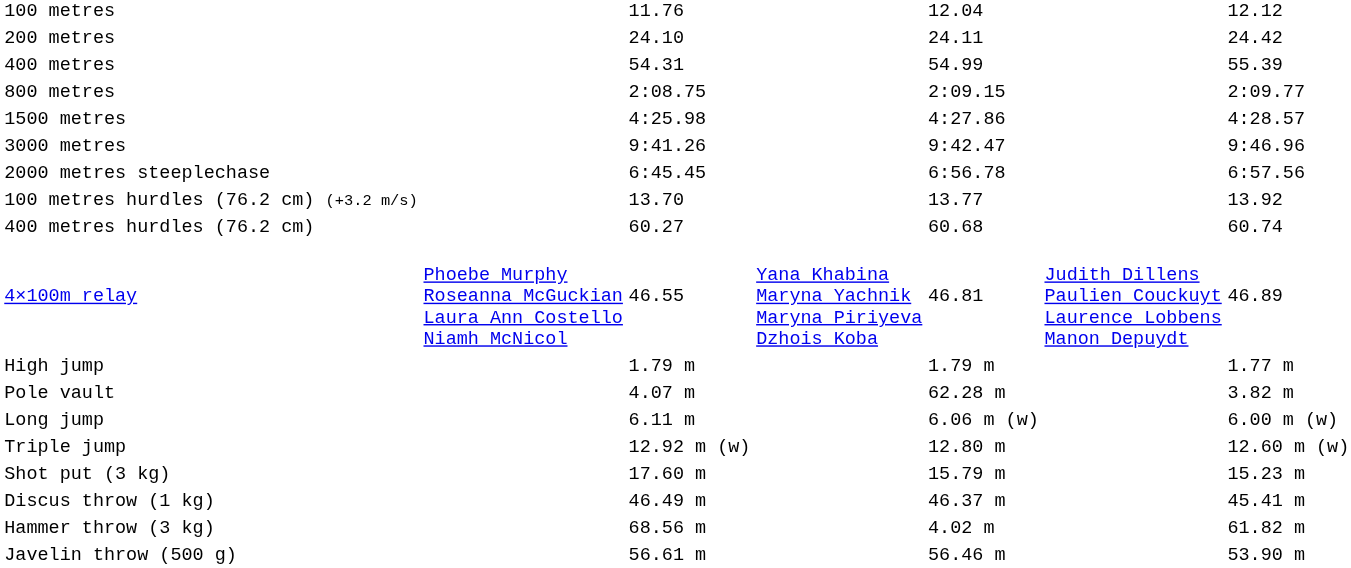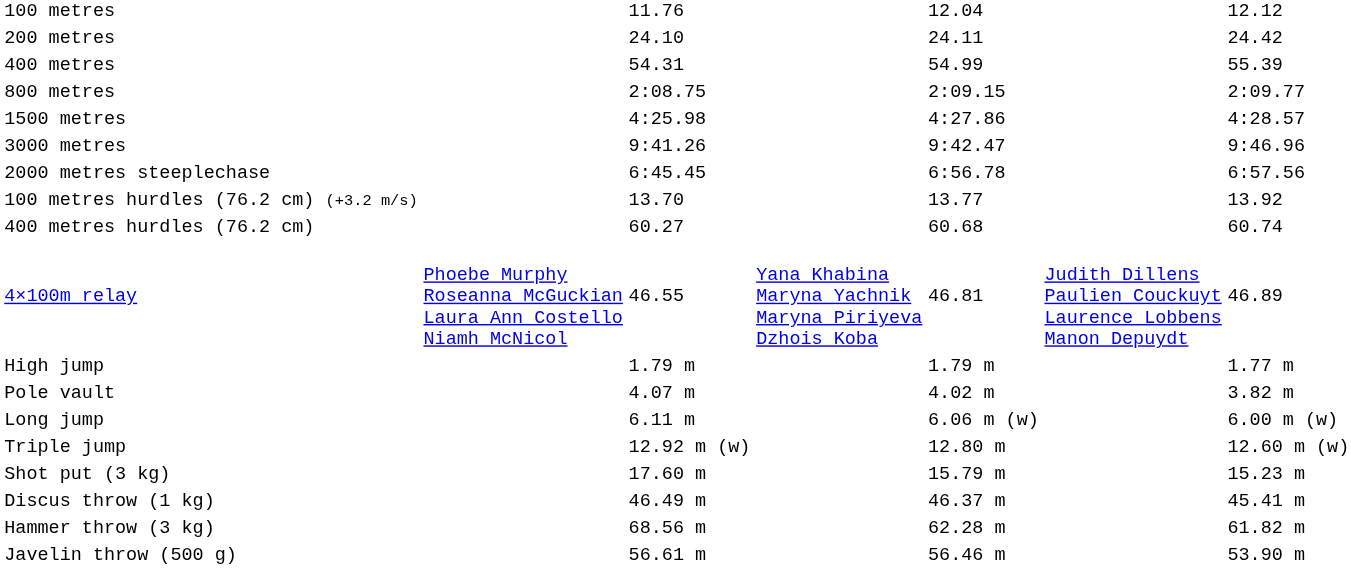(967, 393) 62.28 m -> (961, 393) 4.02 m
(961, 528) 4.02 m -> (967, 528) 62.28 m
